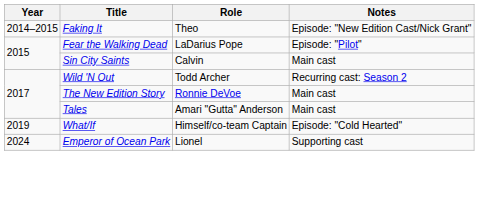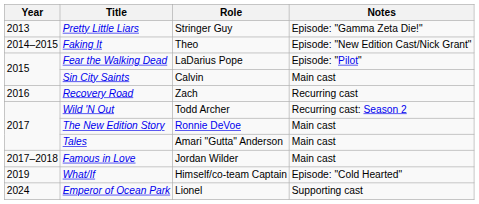+ row: (101, 28)
+ row: (98, 93)
+ row: (99, 158)
